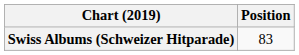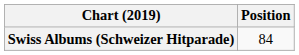(266, 38) 83 -> (266, 38) 84
